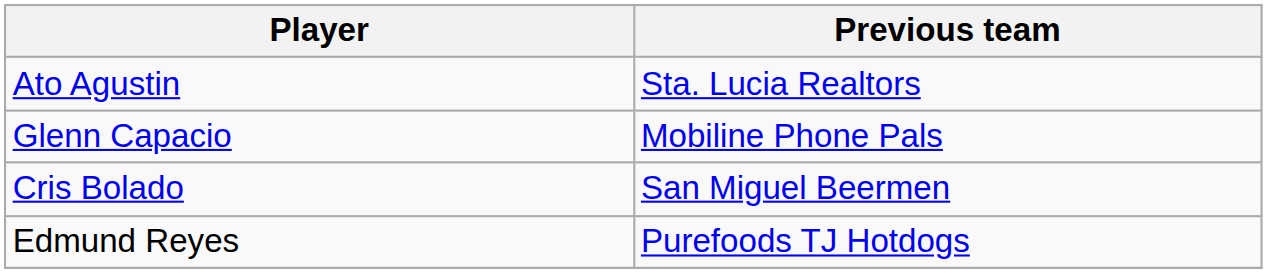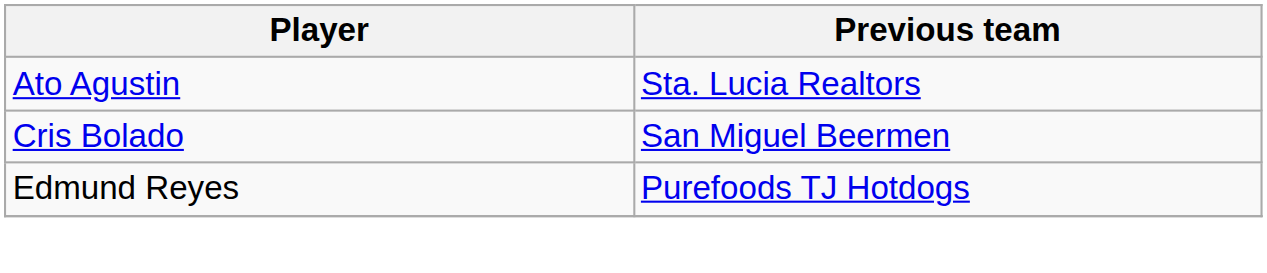- row: (122, 135)
